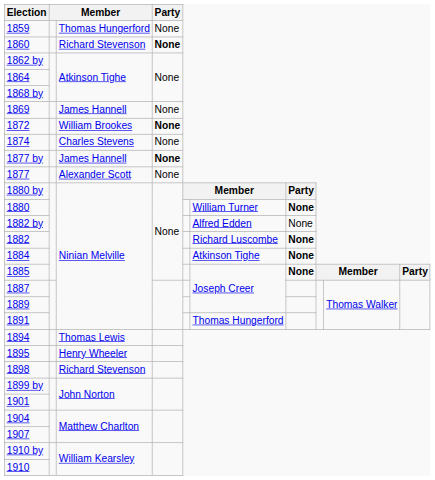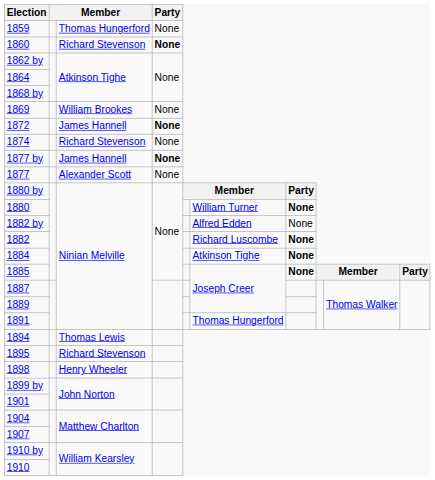(93, 110) James Hannell -> (95, 110) William Brookes
(95, 126) William Brookes -> (93, 126) James Hannell
(96, 142) Charles Stevens -> (102, 142) Richard Stevenson
(93, 353) Henry Wheeler -> (102, 353) Richard Stevenson
(102, 369) Richard Stevenson -> (93, 369) Henry Wheeler
